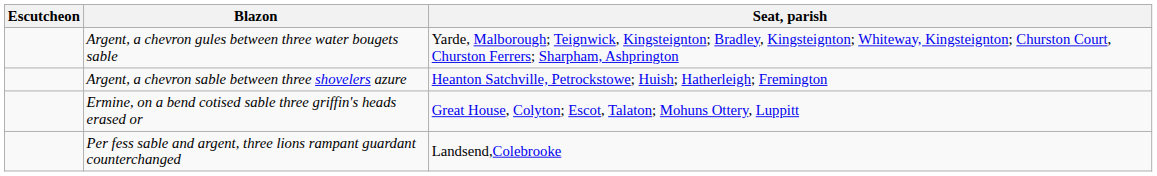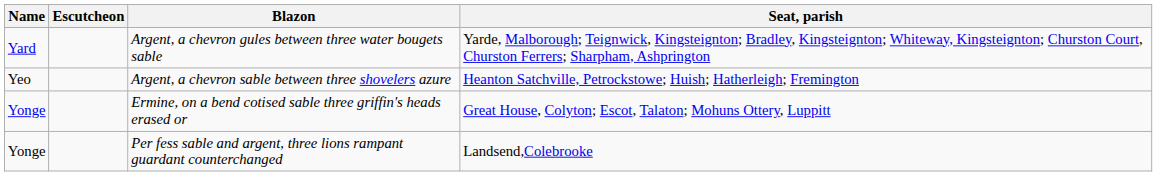+ column: (27, 16)
